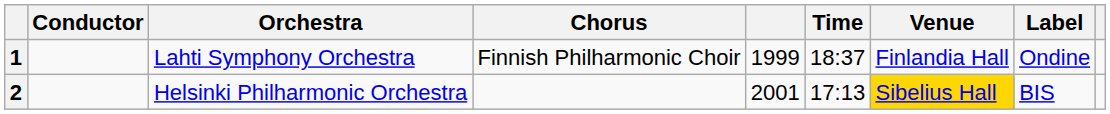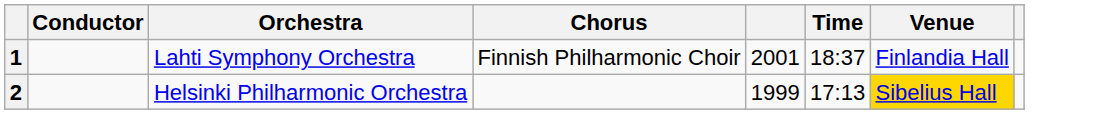- column: (1055, 22)
(775, 57) 1999 -> (775, 57) 2001
(775, 92) 2001 -> (775, 92) 1999
